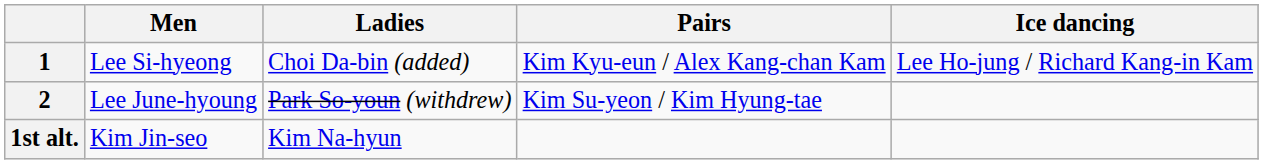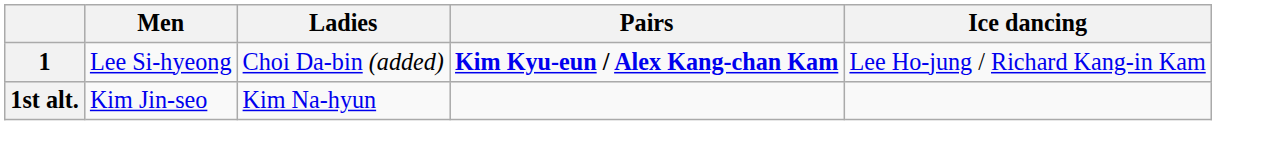(704, 61) normal -> (647, 61) bold
- row: (45, 100)
